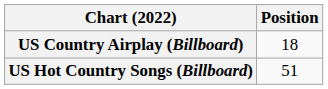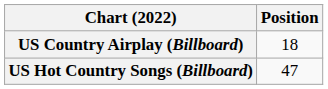(290, 71) 51 -> (290, 71) 47
